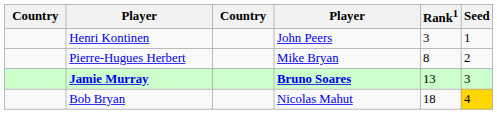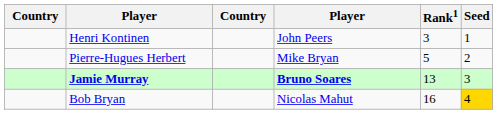(426, 58) 8 -> (426, 58) 5
(429, 99) 18 -> (429, 99) 16
